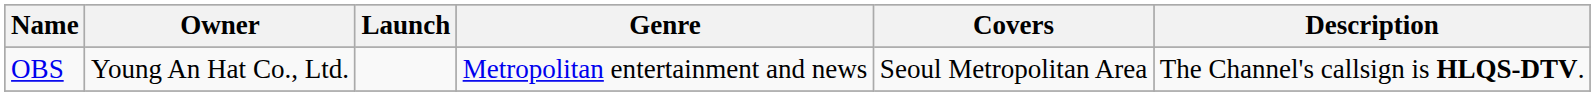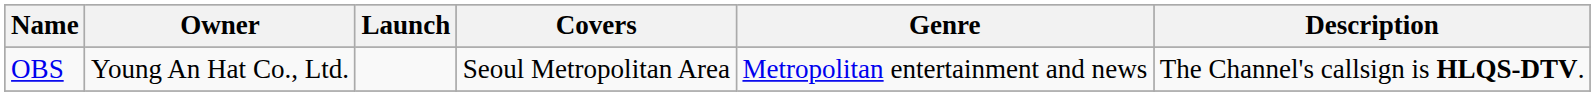columns swapped: (1014, 25) <-> (665, 25)
